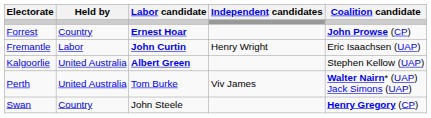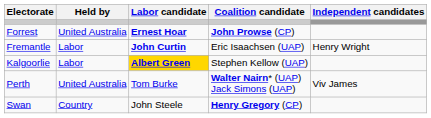columns swapped: (376, 12) <-> (267, 12)
(75, 32) Country -> (92, 32) United Australia
(92, 63) United Australia -> (71, 63) Labor
(161, 63) no background -> (161, 63) gold background
